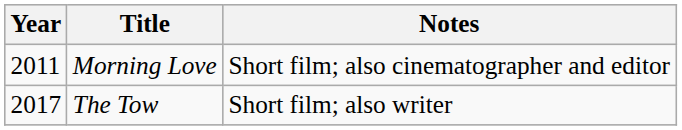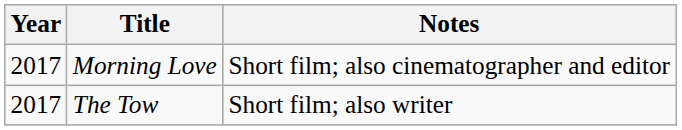(35, 64) 2011 -> (36, 64) 2017
